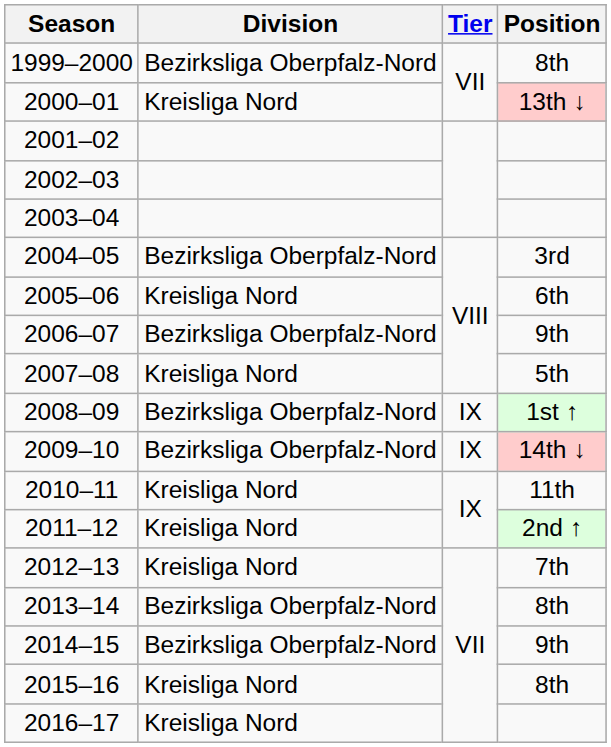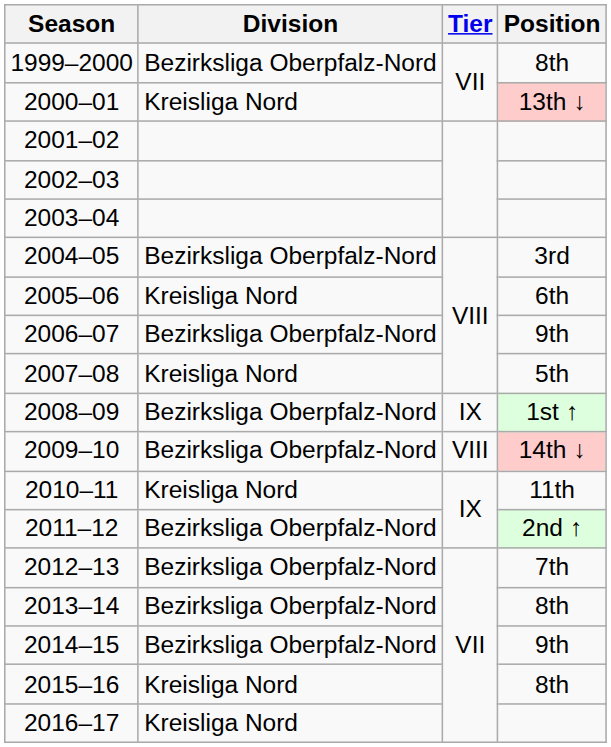(470, 450) IX -> (470, 450) VIII
(221, 528) Kreisliga Nord -> (290, 528) Bezirksliga Oberpfalz-Nord
(221, 567) Kreisliga Nord -> (290, 567) Bezirksliga Oberpfalz-Nord
